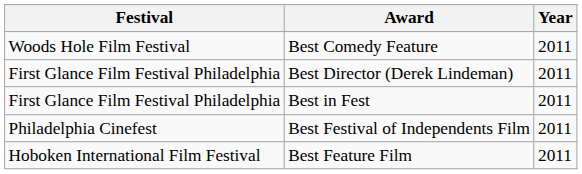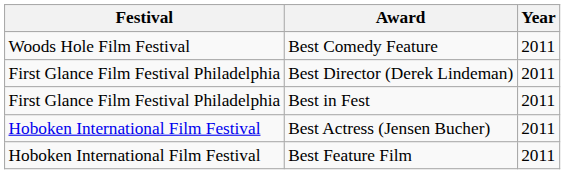- row: (409, 127)
+ row: (389, 127)
